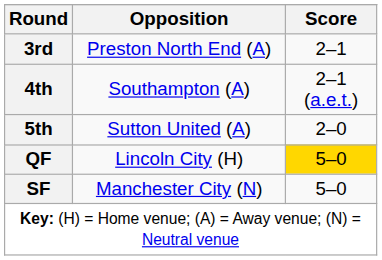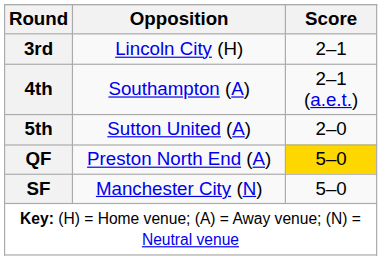(179, 49) Preston North End (A) -> (179, 49) Lincoln City (H)
(179, 159) Lincoln City (H) -> (179, 159) Preston North End (A)
